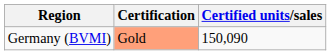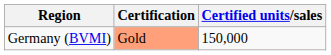(225, 38) 150,090 -> (225, 38) 150,000
